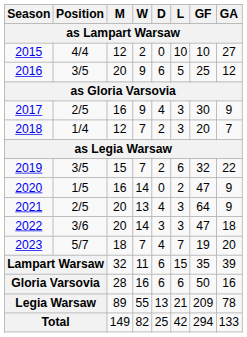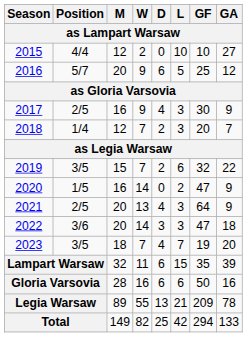(80, 71) 3/5 -> (80, 71) 5/7
(80, 245) 5/7 -> (80, 245) 3/5
